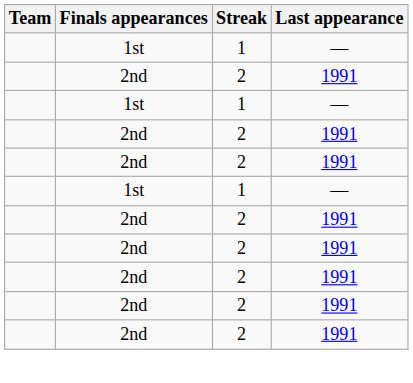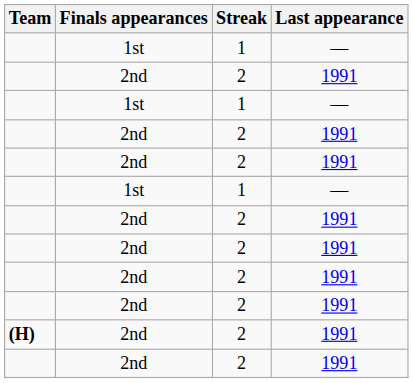+ row: (22, 334)
